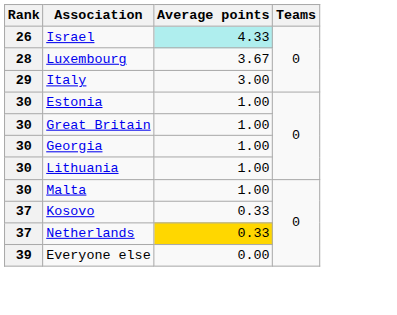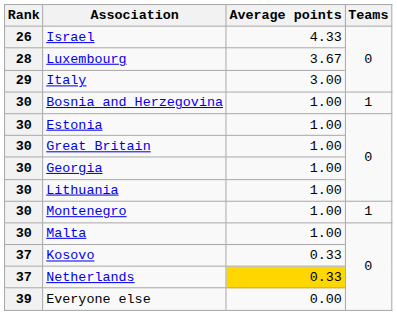(253, 37) paleturquoise background -> (326, 37) no background
+ row: (135, 103)
+ row: (86, 212)
